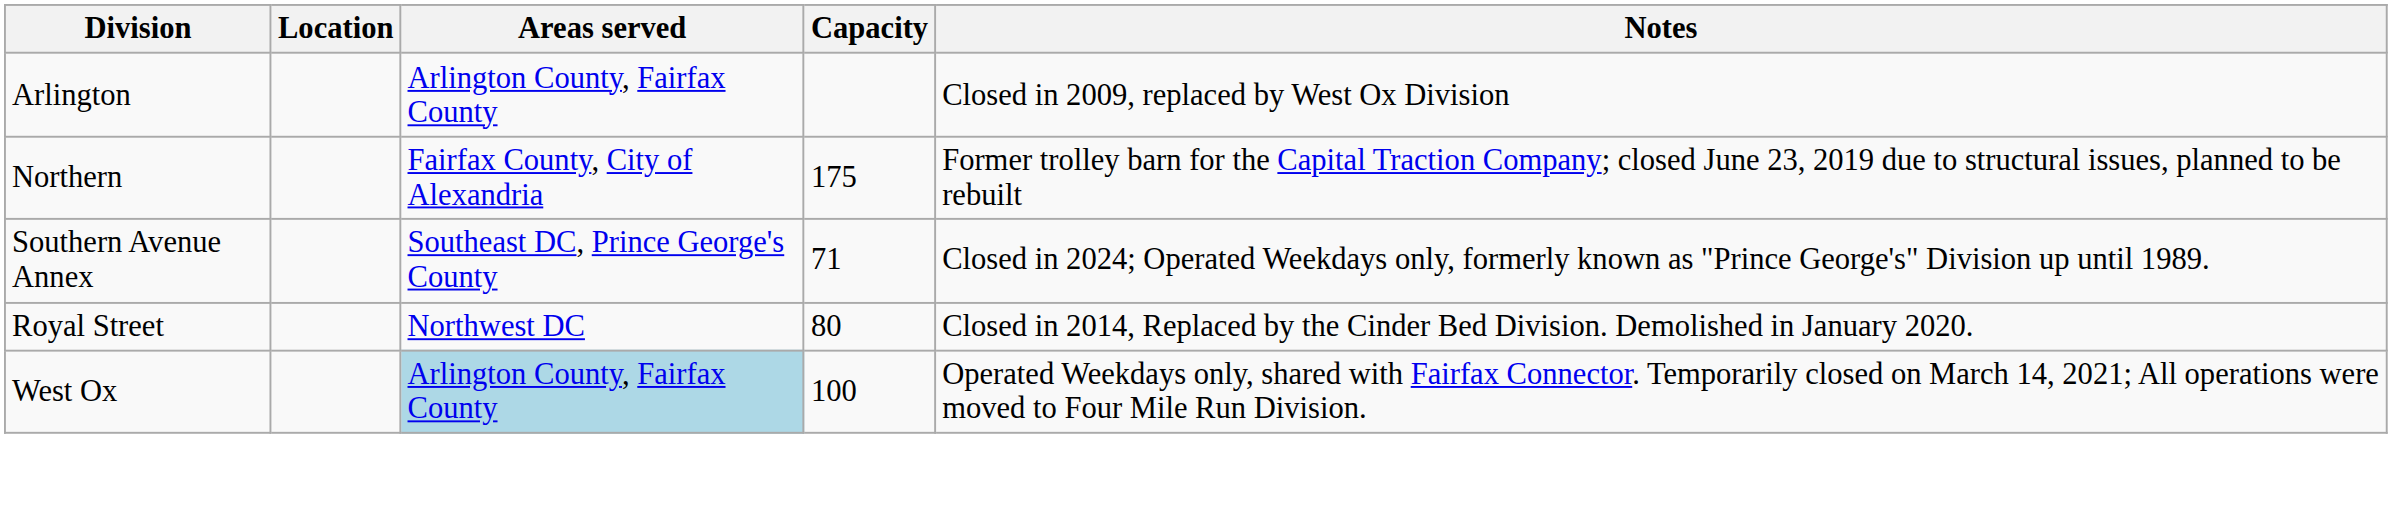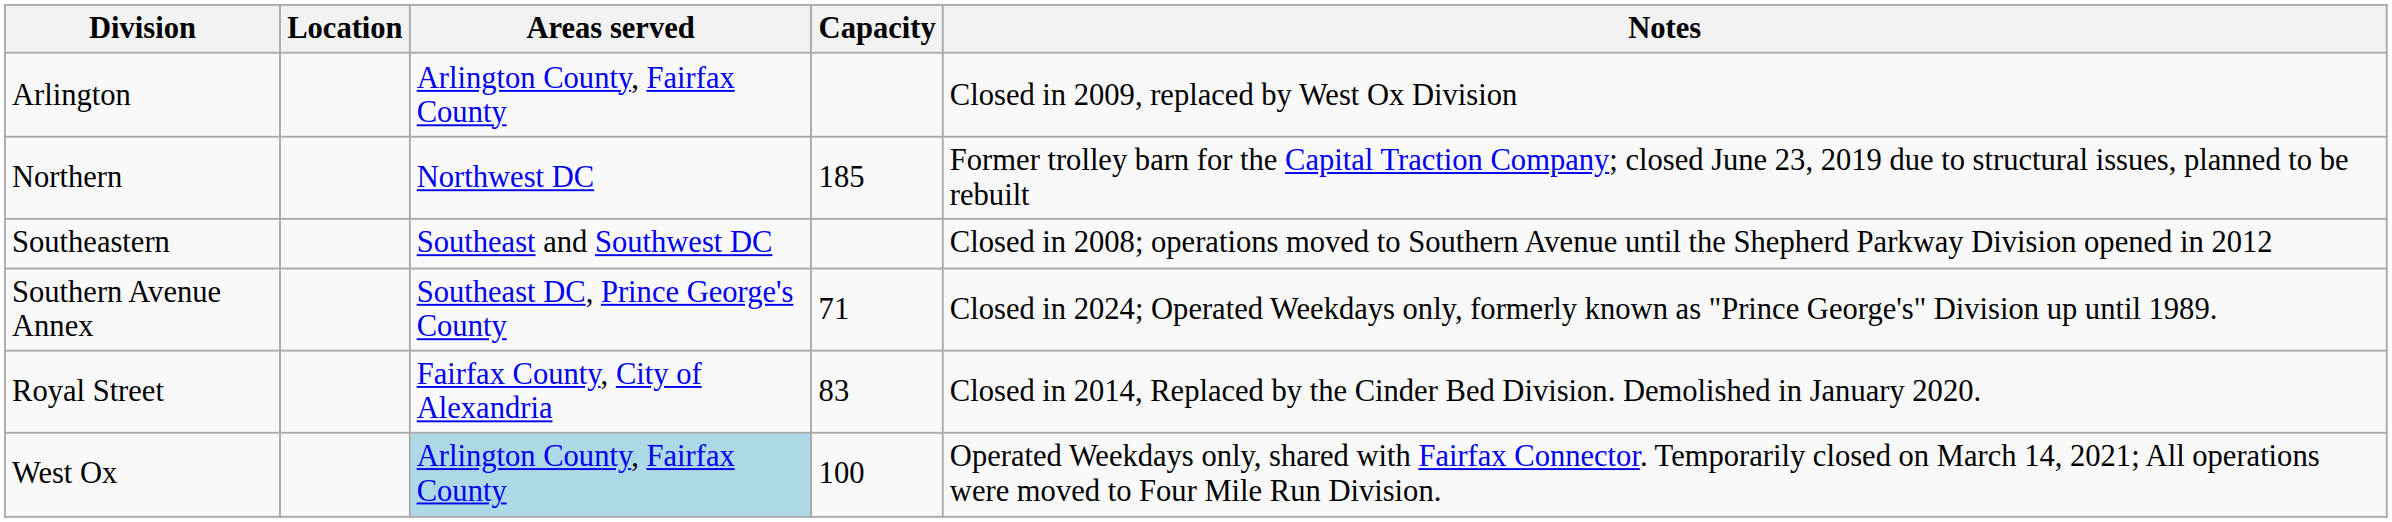(550, 177) Fairfax County, City of Alexandria -> (505, 177) Northwest DC
(834, 177) 175 -> (842, 177) 185
+ row: (91, 242)
(496, 325) Northwest DC -> (559, 391) Fairfax County, City of Alexandria
(826, 325) 80 -> (834, 391) 83
